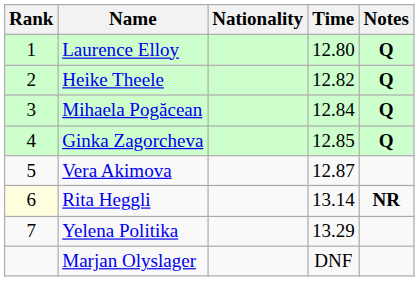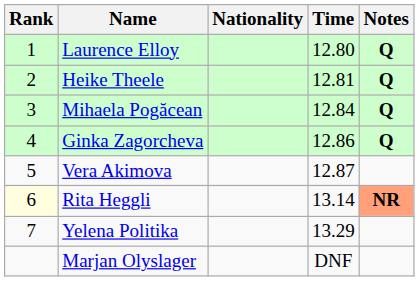(333, 79) 12.82 -> (333, 79) 12.81
(333, 140) 12.85 -> (333, 140) 12.86
(386, 200) no background -> (386, 200) lightsalmon background
